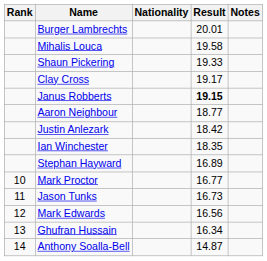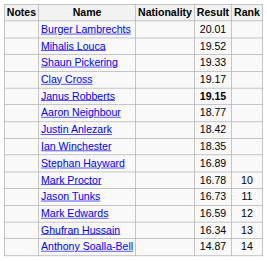columns swapped: (20, 12) <-> (245, 12)
(209, 46) 19.58 -> (213, 46) 19.52
(209, 180) 16.77 -> (213, 180) 16.78
(209, 213) 16.56 -> (213, 213) 16.59
